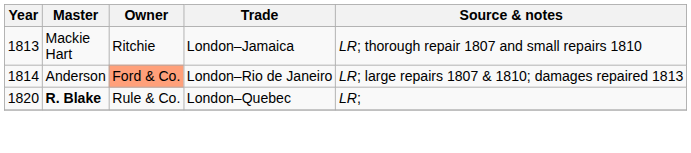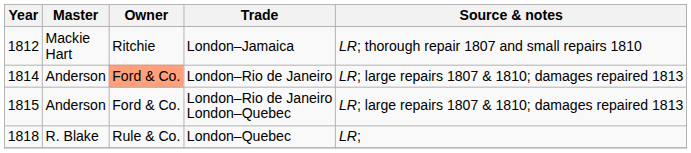(23, 45) 1813 -> (23, 45) 1812
+ row: (260, 106)
(23, 98) 1820 -> (23, 136) 1818
(73, 98) bold -> (72, 136) normal
